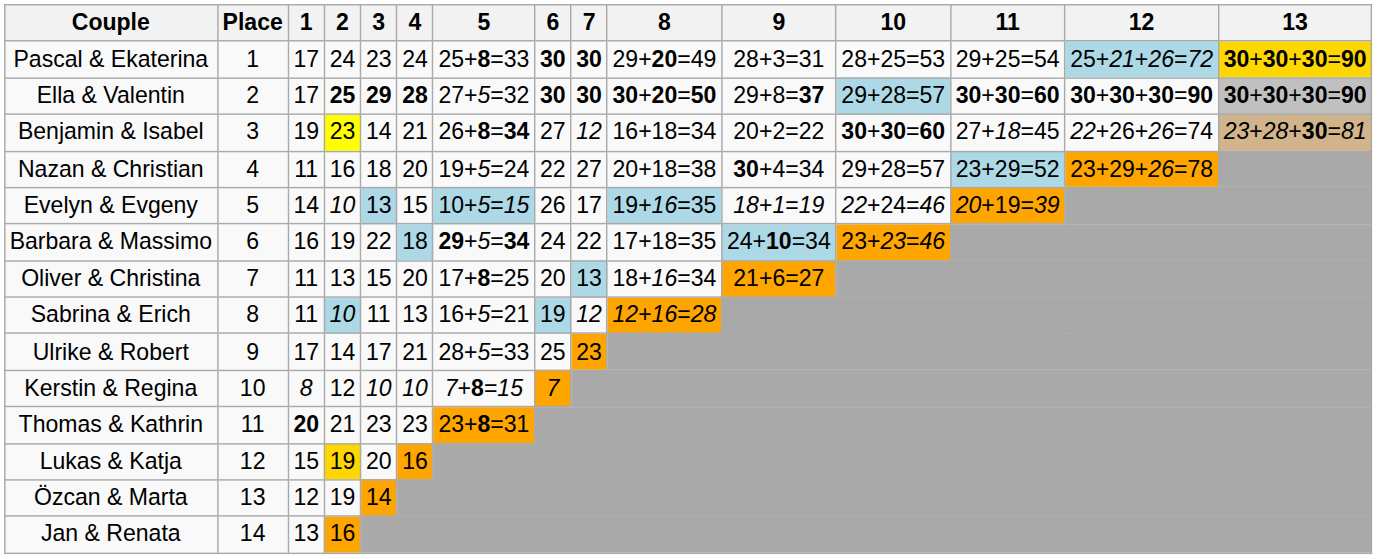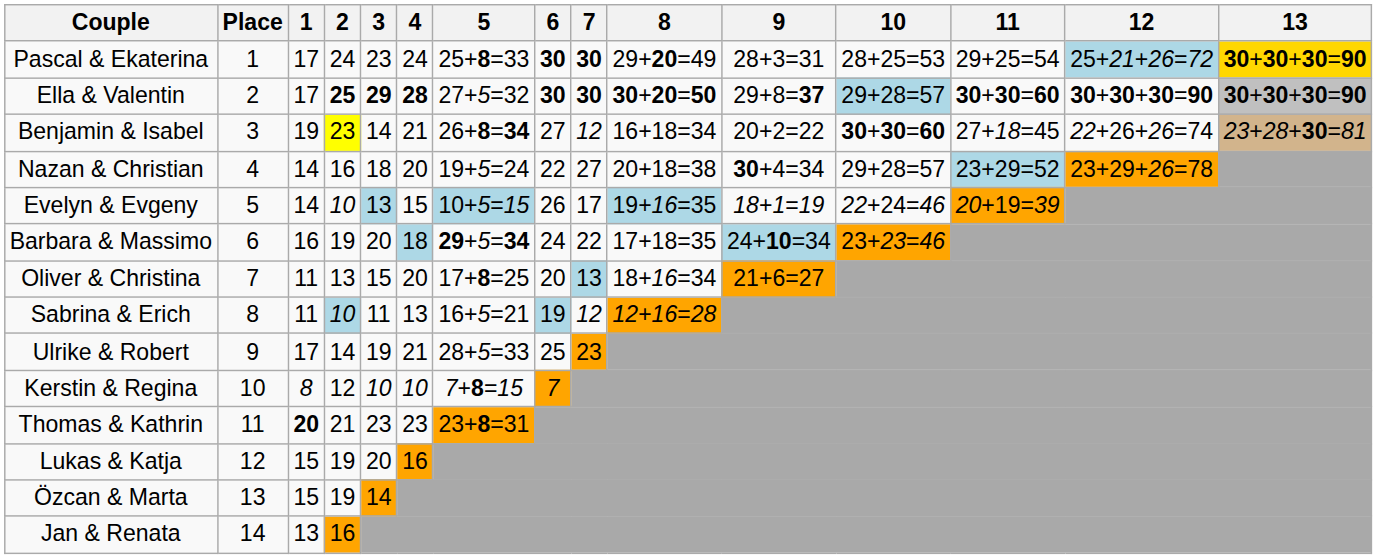(306, 168) 11 -> (306, 168) 14
(379, 242) 22 -> (379, 242) 20
(379, 351) 17 -> (379, 351) 19
(342, 461) gold background -> (342, 461) no background
(306, 497) 12 -> (306, 497) 15
